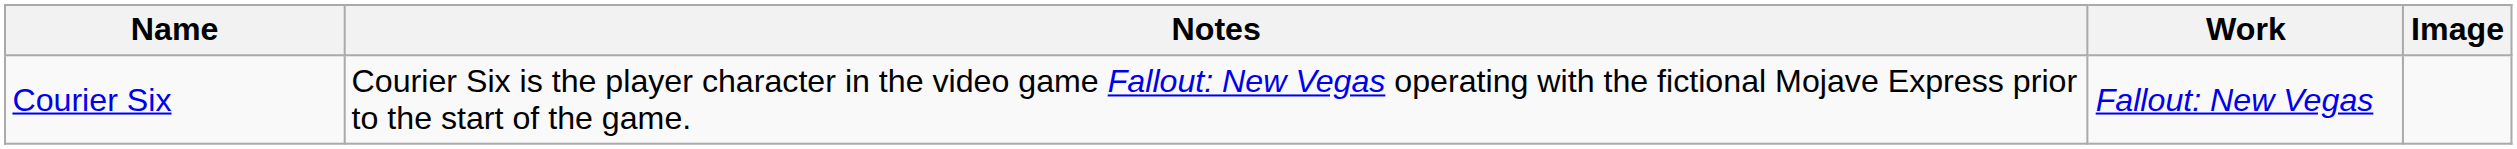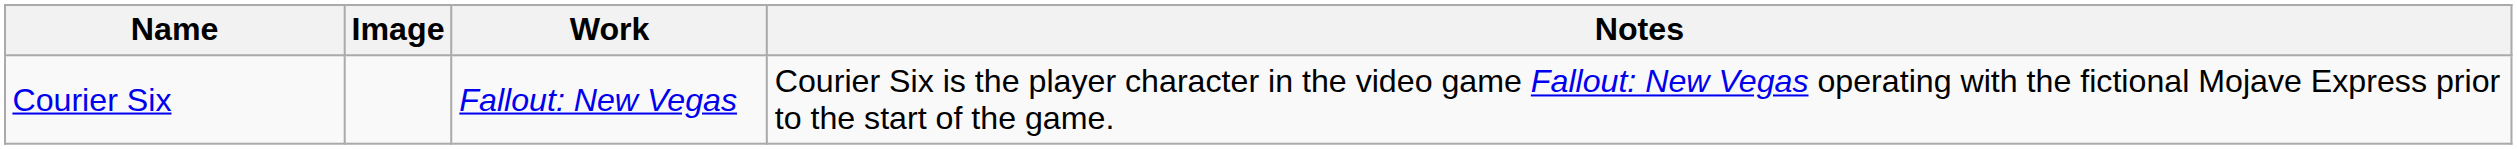columns swapped: (2458, 30) <-> (1216, 30)
